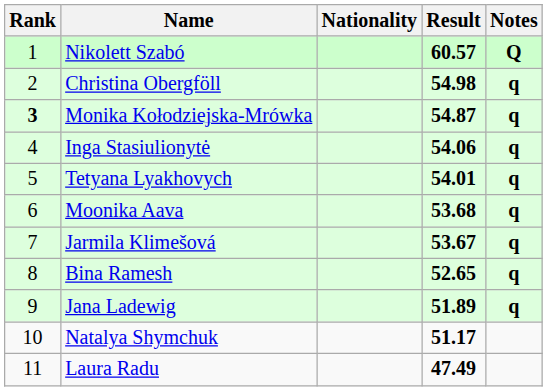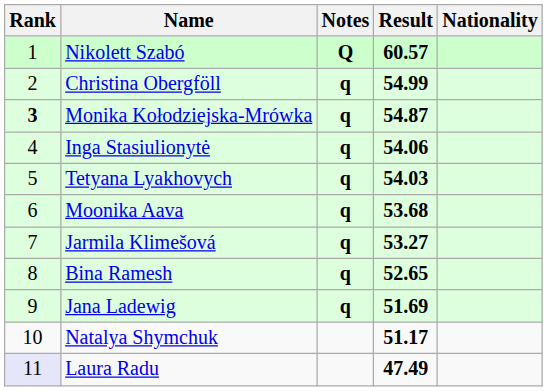columns swapped: (369, 20) <-> (514, 20)
(454, 83) 54.98 -> (406, 83) 54.99
(454, 178) 54.01 -> (406, 178) 54.03
(454, 242) 53.67 -> (406, 242) 53.27
(454, 305) 51.89 -> (406, 305) 51.69
(33, 369) no background -> (33, 369) lavender background
